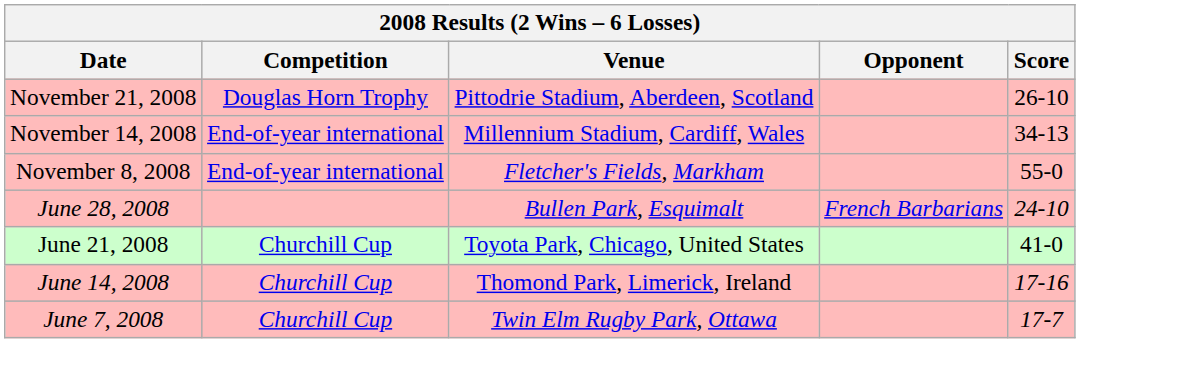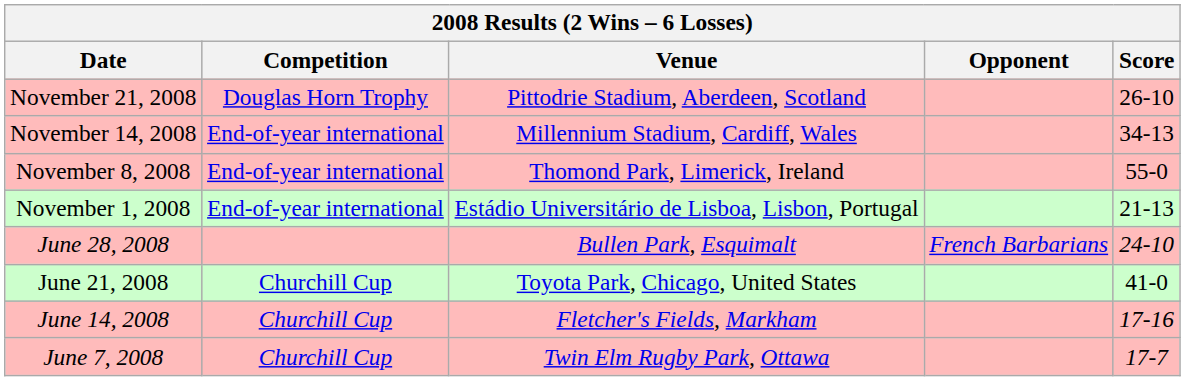(634, 171) Fletcher's Fields, Markham -> (687, 171) Thomond Park, Limerick, Ireland
+ row: (103, 208)
(634, 282) Thomond Park, Limerick, Ireland -> (687, 319) Fletcher's Fields, Markham
